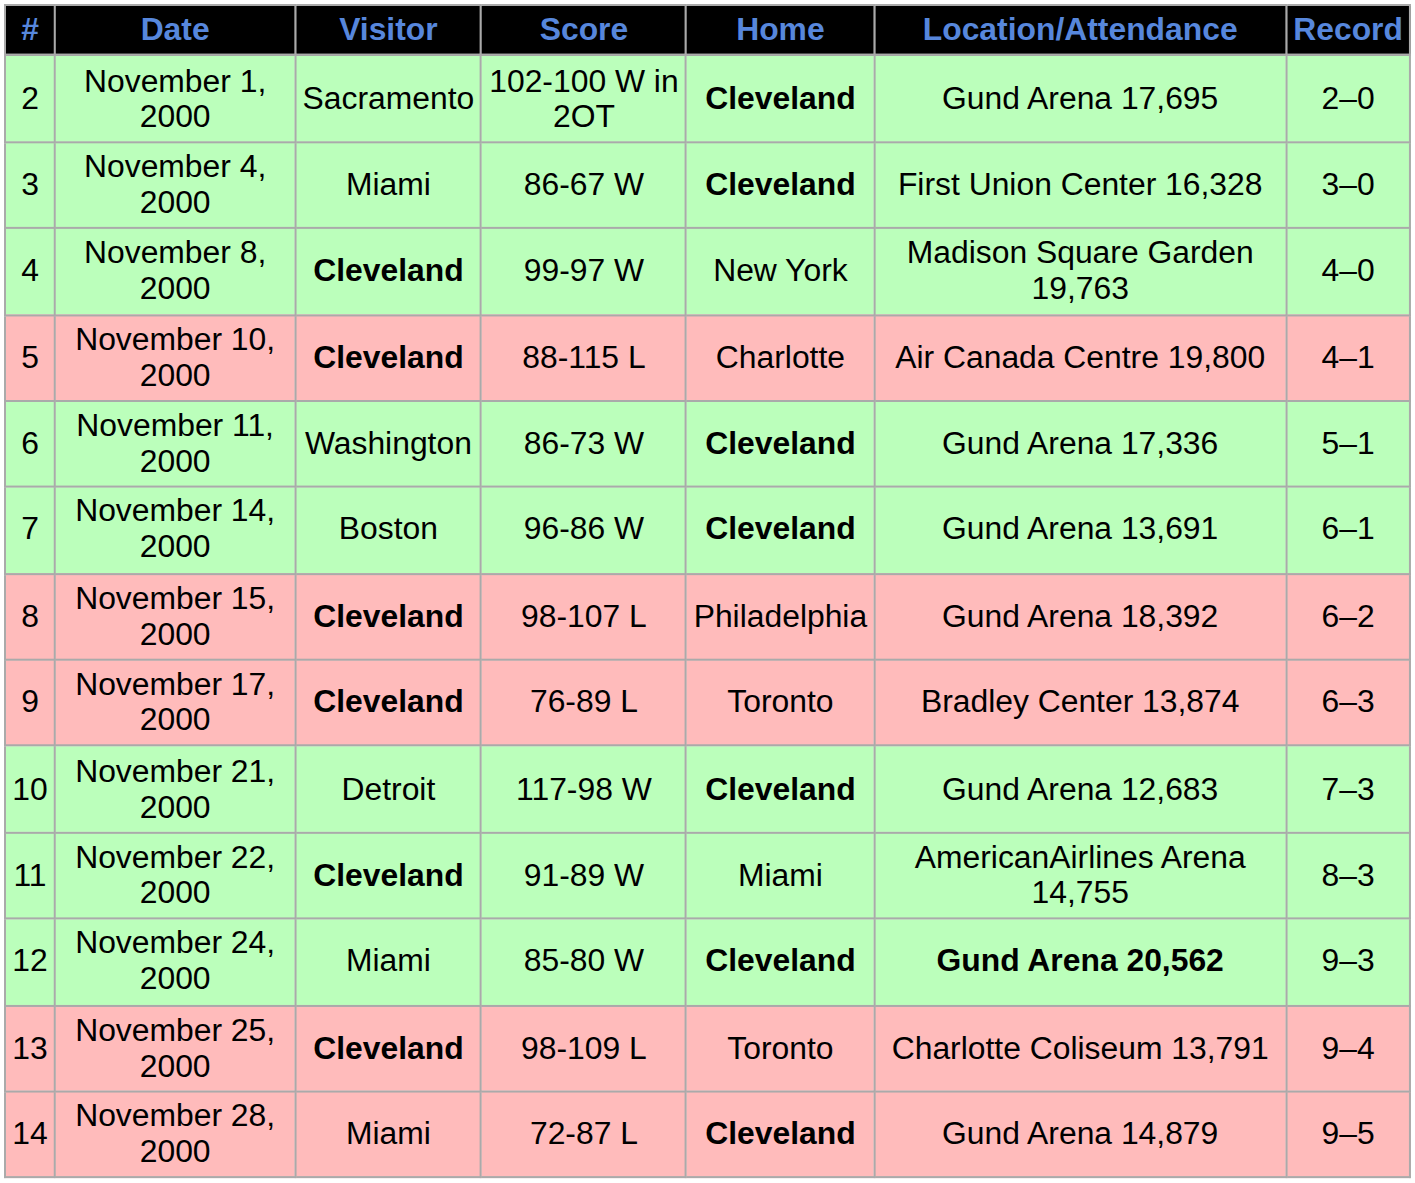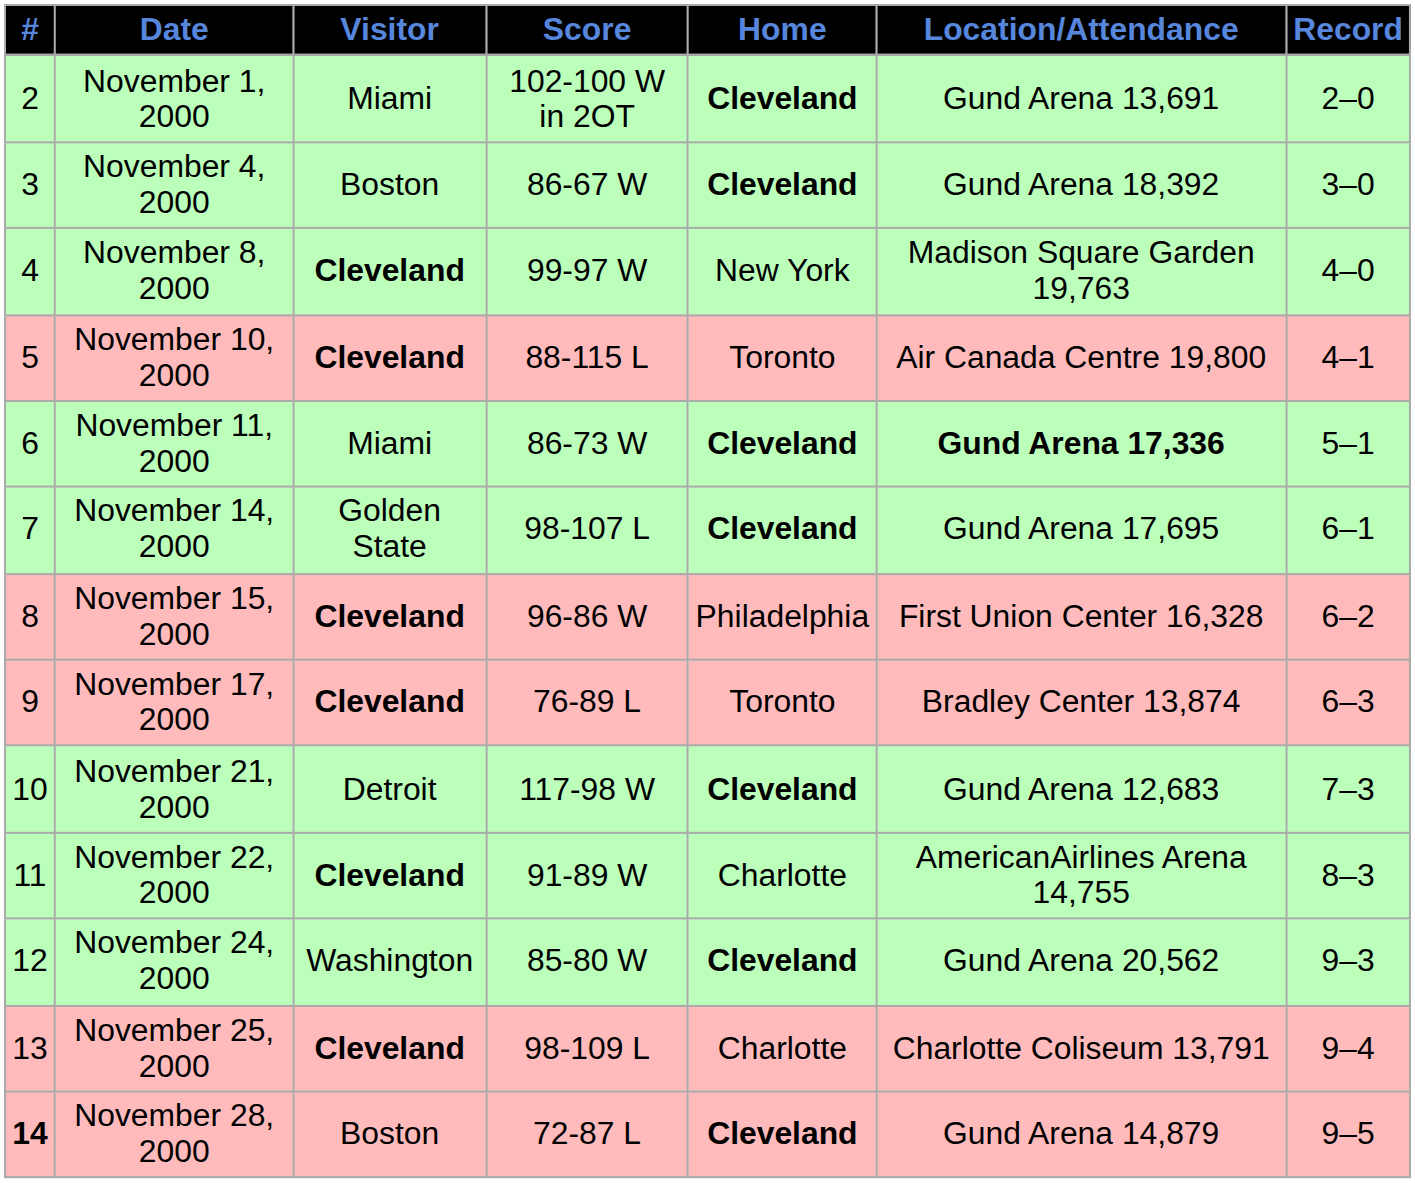(388, 98) Sacramento -> (390, 98) Miami
(1080, 98) Gund Arena 17,695 -> (1081, 98) Gund Arena 13,691
(388, 184) Miami -> (390, 184) Boston
(1080, 184) First Union Center 16,328 -> (1081, 184) Gund Arena 18,392
(780, 357) Charlotte -> (782, 357) Toronto
(388, 443) Washington -> (390, 443) Miami
(1080, 443) normal -> (1081, 443) bold
(388, 529) Boston -> (390, 529) Golden State
(584, 529) 96-86 W -> (587, 529) 98-107 L
(1080, 529) Gund Arena 13,691 -> (1081, 529) Gund Arena 17,695
(584, 616) 98-107 L -> (587, 616) 96-86 W
(1080, 616) Gund Arena 18,392 -> (1081, 616) First Union Center 16,328
(780, 875) Miami -> (782, 875) Charlotte
(388, 961) Miami -> (390, 961) Washington
(1080, 961) bold -> (1081, 961) normal
(780, 1047) Toronto -> (782, 1047) Charlotte
(30, 1133) normal -> (30, 1133) bold
(388, 1133) Miami -> (390, 1133) Boston
